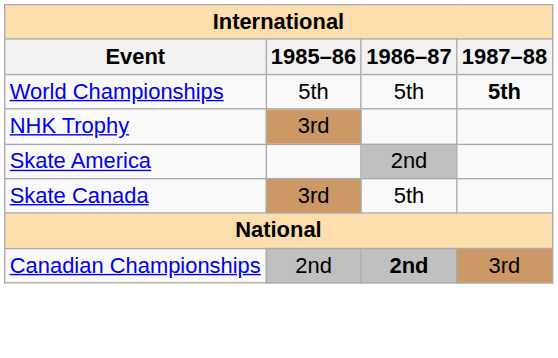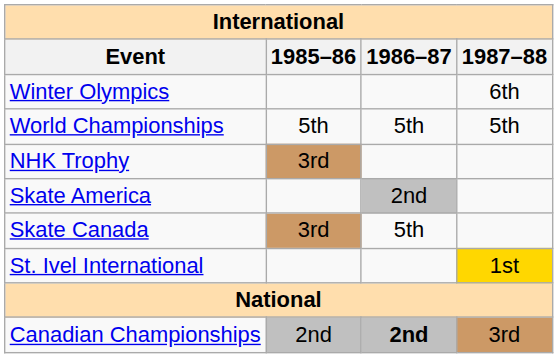+ row: (90, 91)
(504, 91) bold -> (504, 126) normal
+ row: (107, 265)
